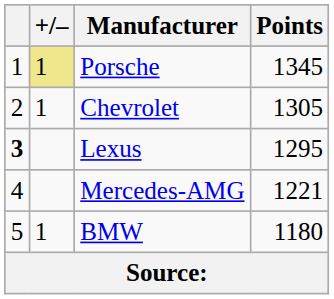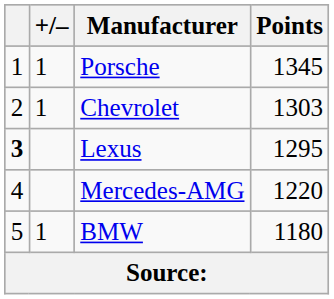(41, 66) khaki background -> (41, 66) no background
(298, 108) 1305 -> (298, 108) 1303
(298, 190) 1221 -> (298, 190) 1220
